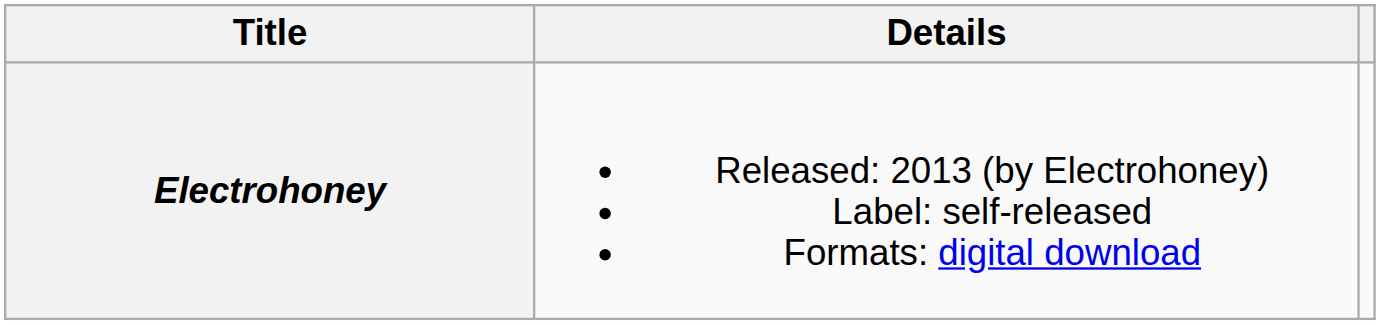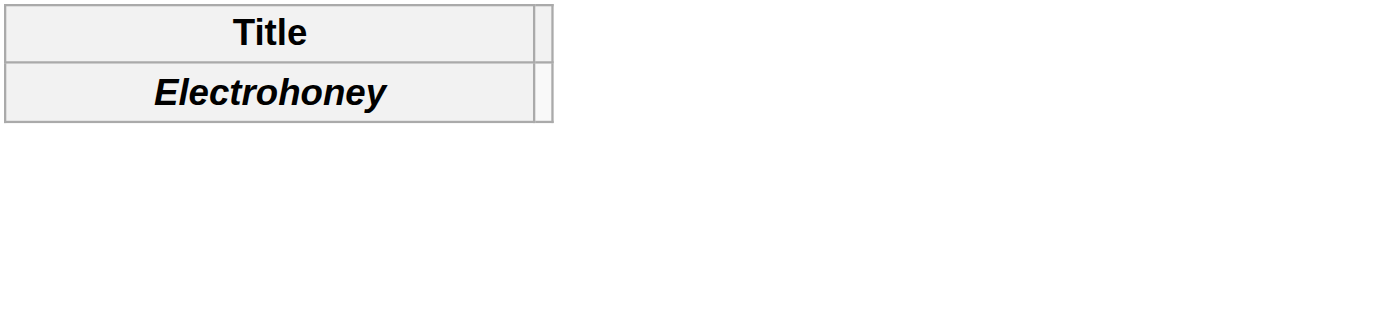- column: (946, 33)
